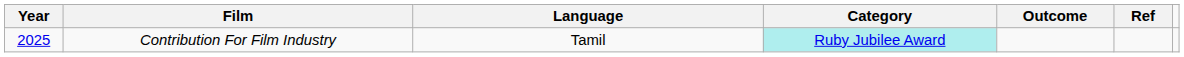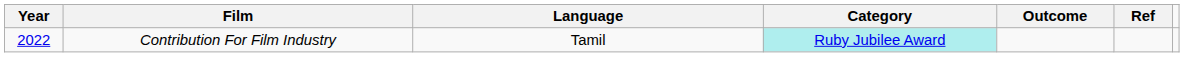(34, 39) 2025 -> (34, 39) 2022
